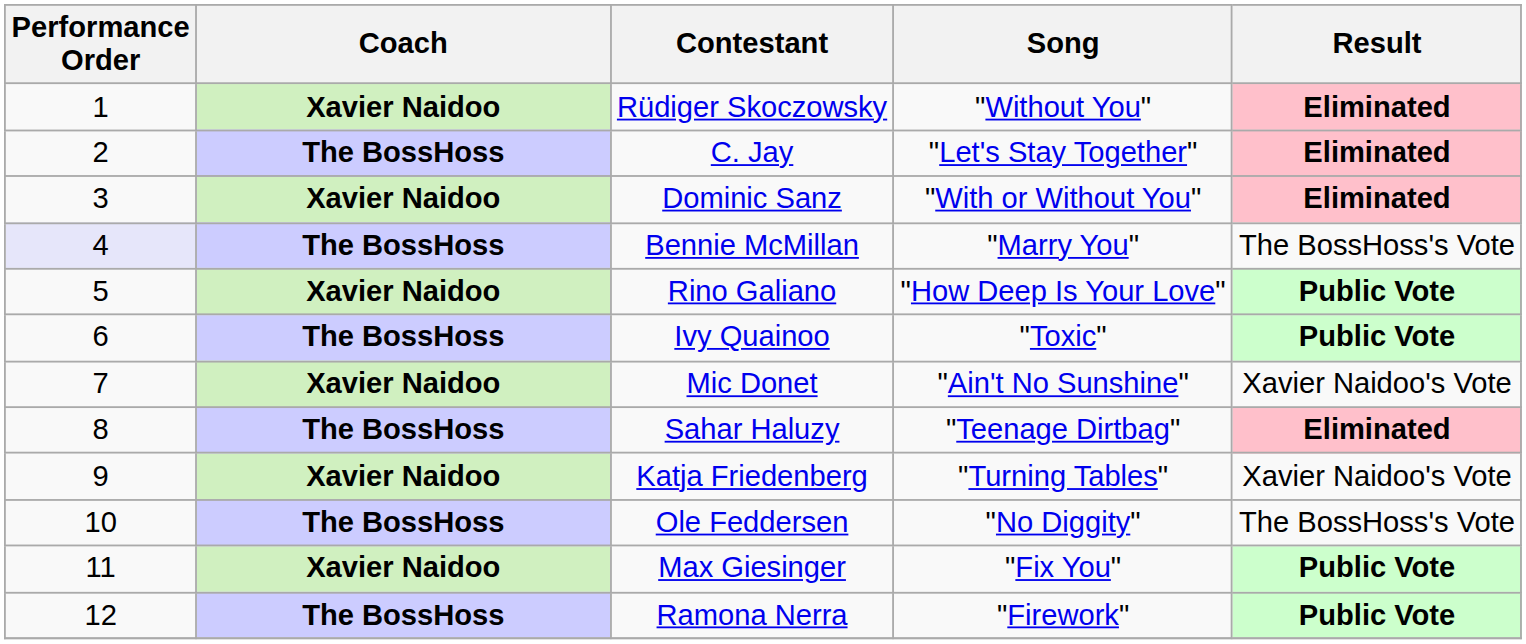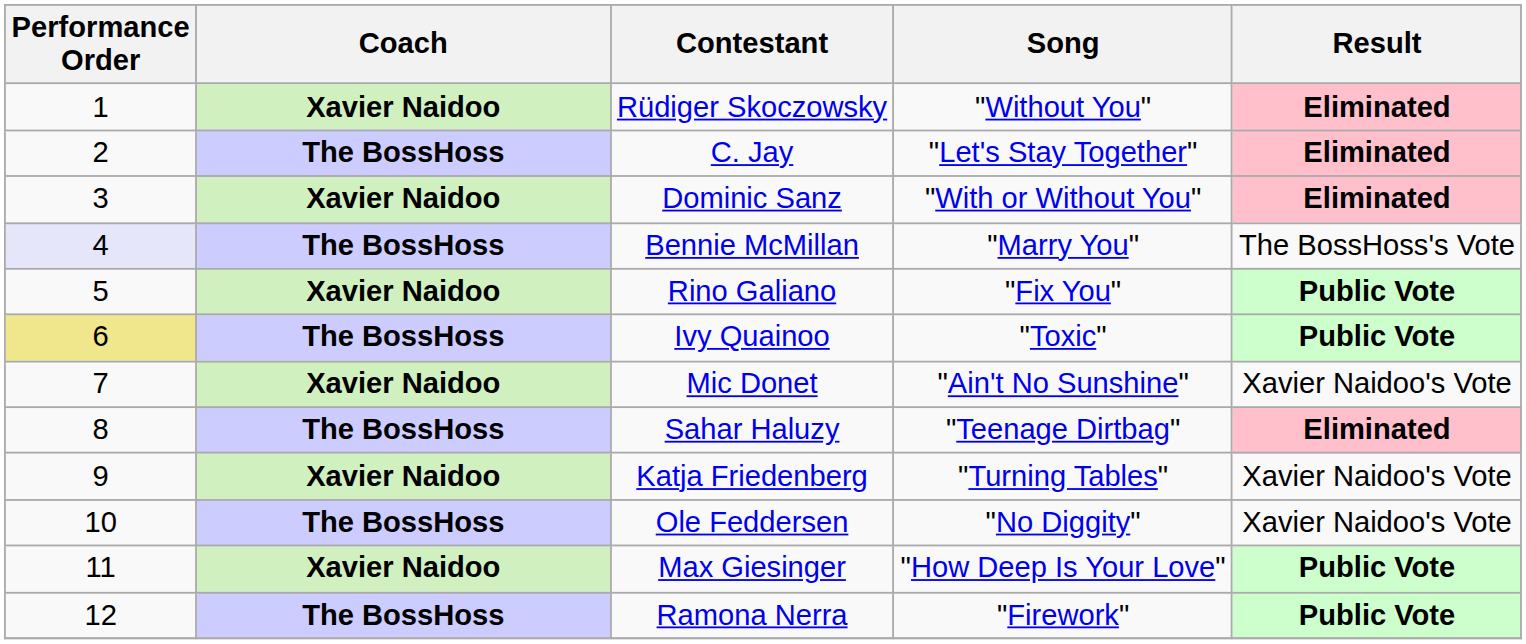(1063, 291) "How Deep Is Your Love" -> (1063, 291) "Fix You"
(101, 337) no background -> (101, 337) khaki background
(1377, 522) The BossHoss's Vote -> (1377, 522) Xavier Naidoo's Vote
(1063, 568) "Fix You" -> (1063, 568) "How Deep Is Your Love"
